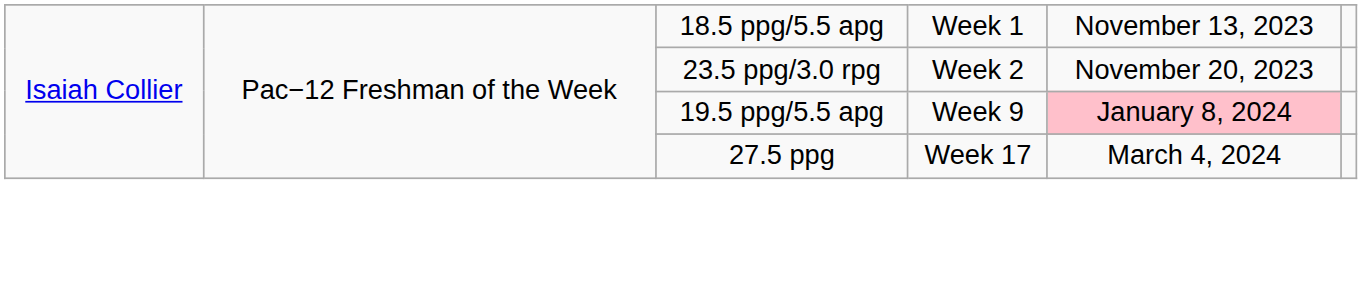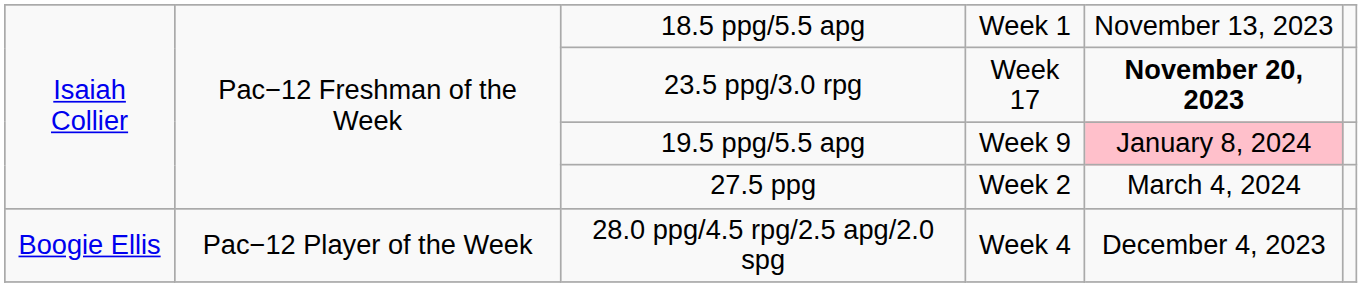(978, 69) Week 2 -> (1025, 84) Week 17
(1194, 69) normal -> (1214, 84) bold
(978, 155) Week 17 -> (1025, 186) Week 2
+ row: (763, 244)
